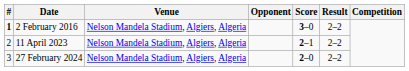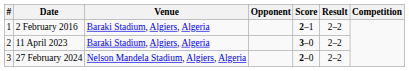(9, 27) bold -> (9, 27) normal
(167, 27) Nelson Mandela Stadium, Algiers, Algeria -> (148, 27) Baraki Stadium, Algiers, Algeria
(306, 27) 3–0 -> (306, 27) 2–1
(167, 42) Nelson Mandela Stadium, Algiers, Algeria -> (148, 42) Baraki Stadium, Algiers, Algeria
(306, 42) 2–1 -> (306, 42) 3–0
